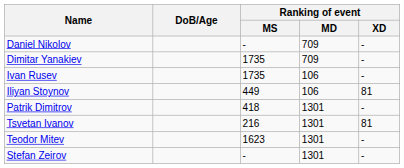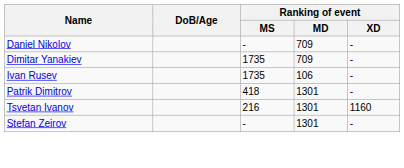- row: (38, 92)
(367, 124) 81 -> (361, 108) 1160
- row: (35, 140)
